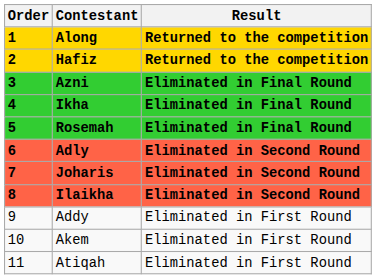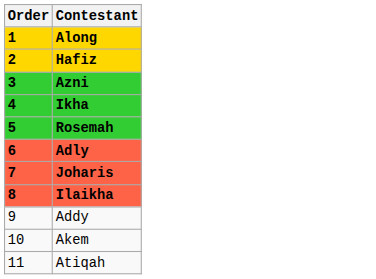- column: (257, 16)
